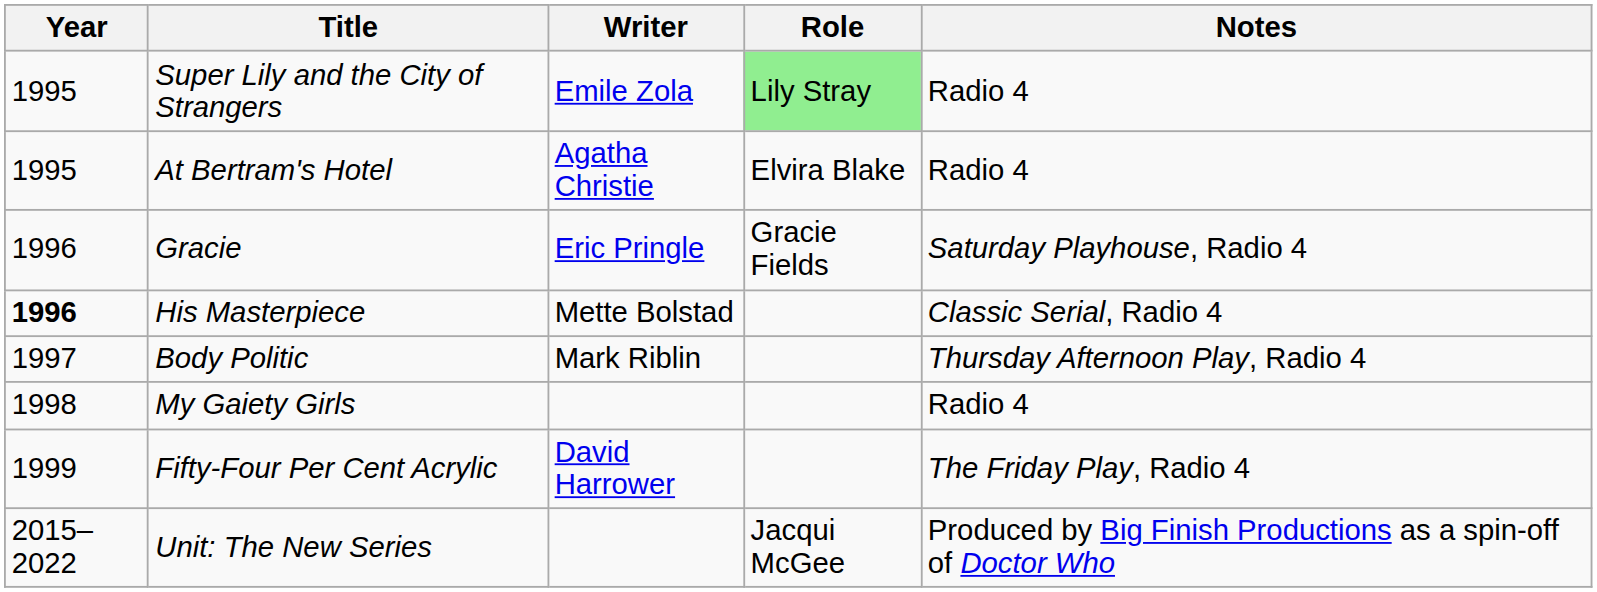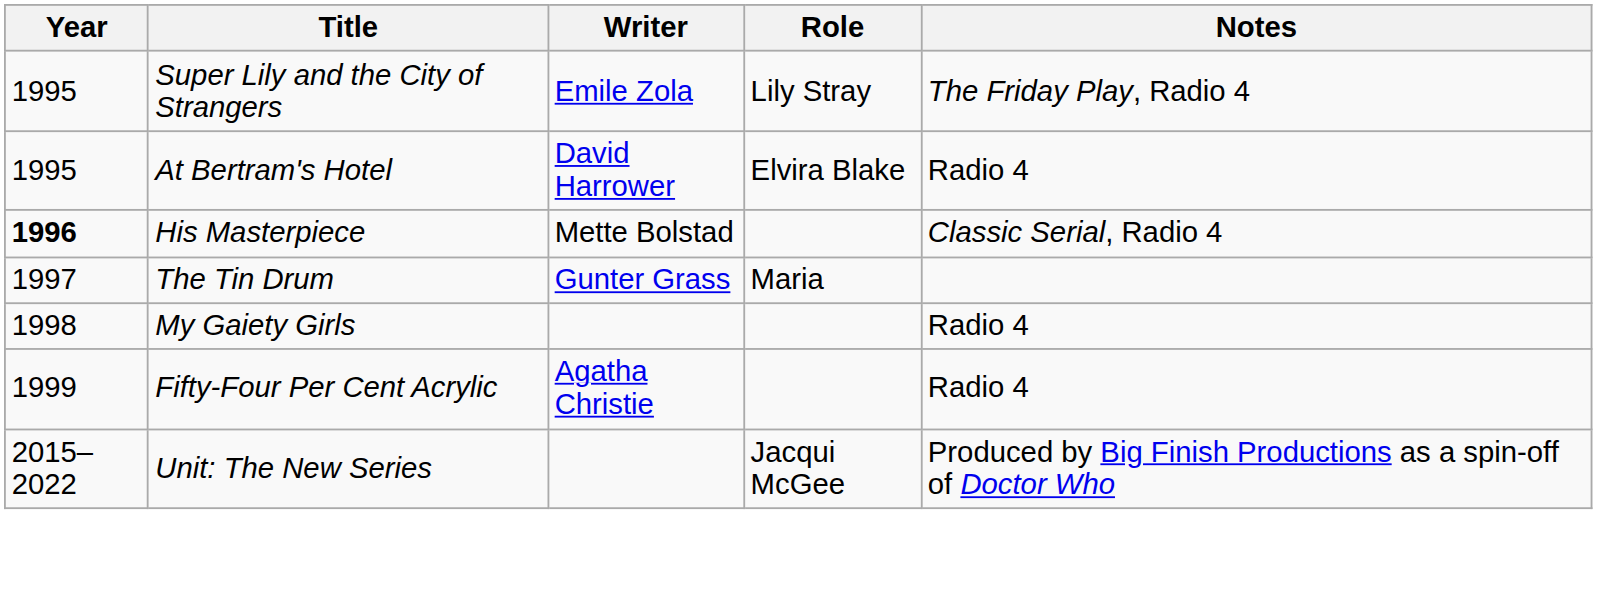(811, 90) lightgreen background -> (811, 90) no background
(978, 90) Radio 4 -> (1089, 90) The Friday Play, Radio 4
(604, 170) Agatha Christie -> (615, 170) David Harrower
- row: (198, 249)
+ row: (245, 279)
- row: (232, 358)
(615, 468) David Harrower -> (604, 388) Agatha Christie
(1089, 468) The Friday Play, Radio 4 -> (978, 388) Radio 4
